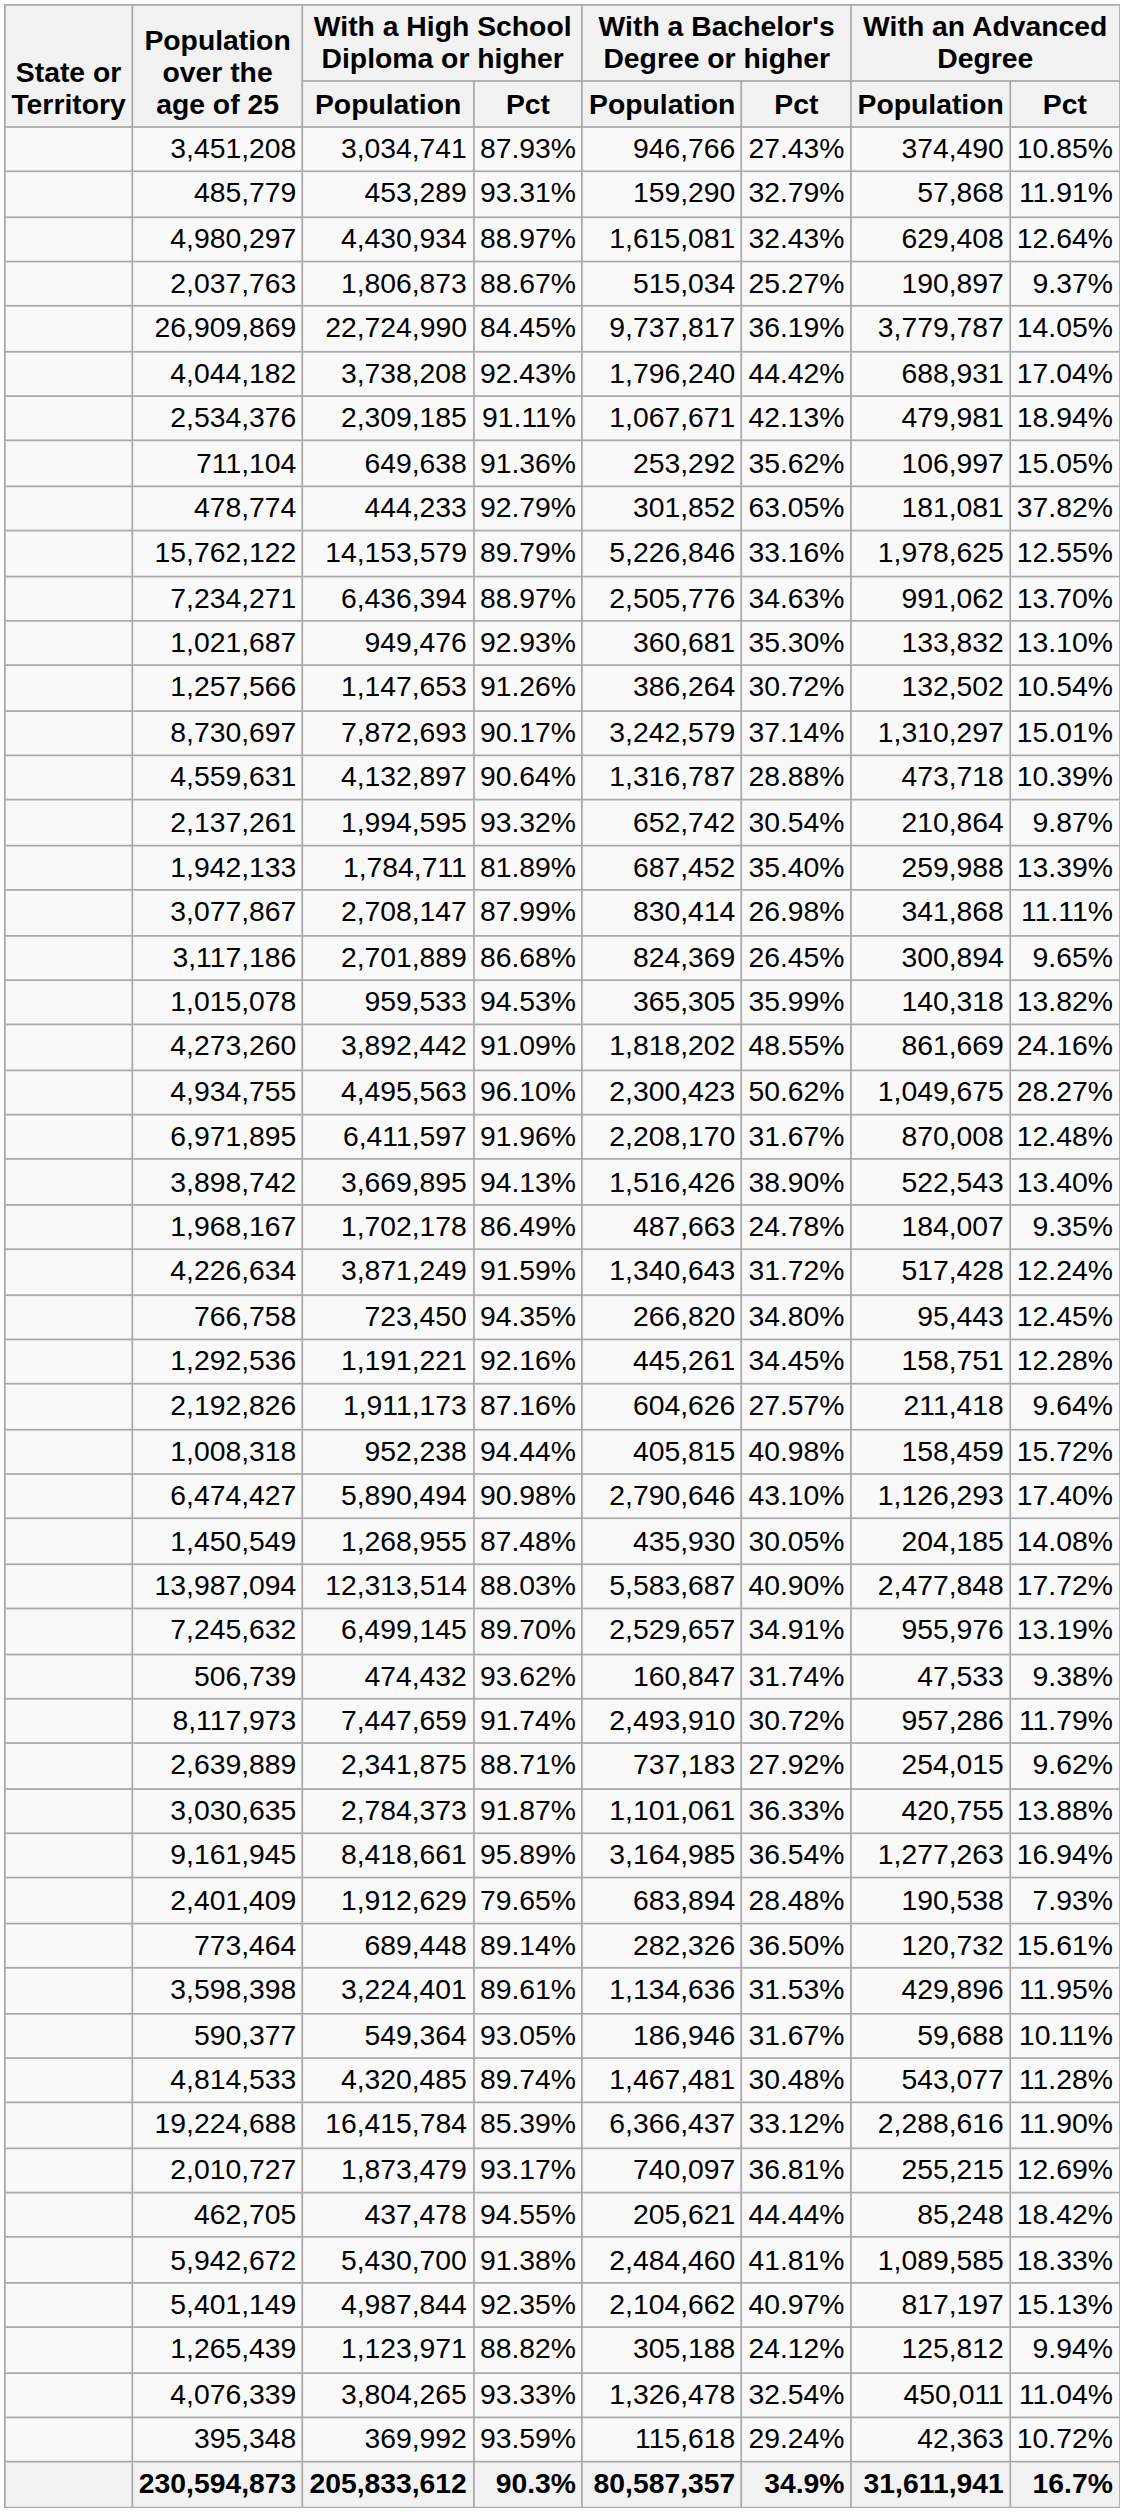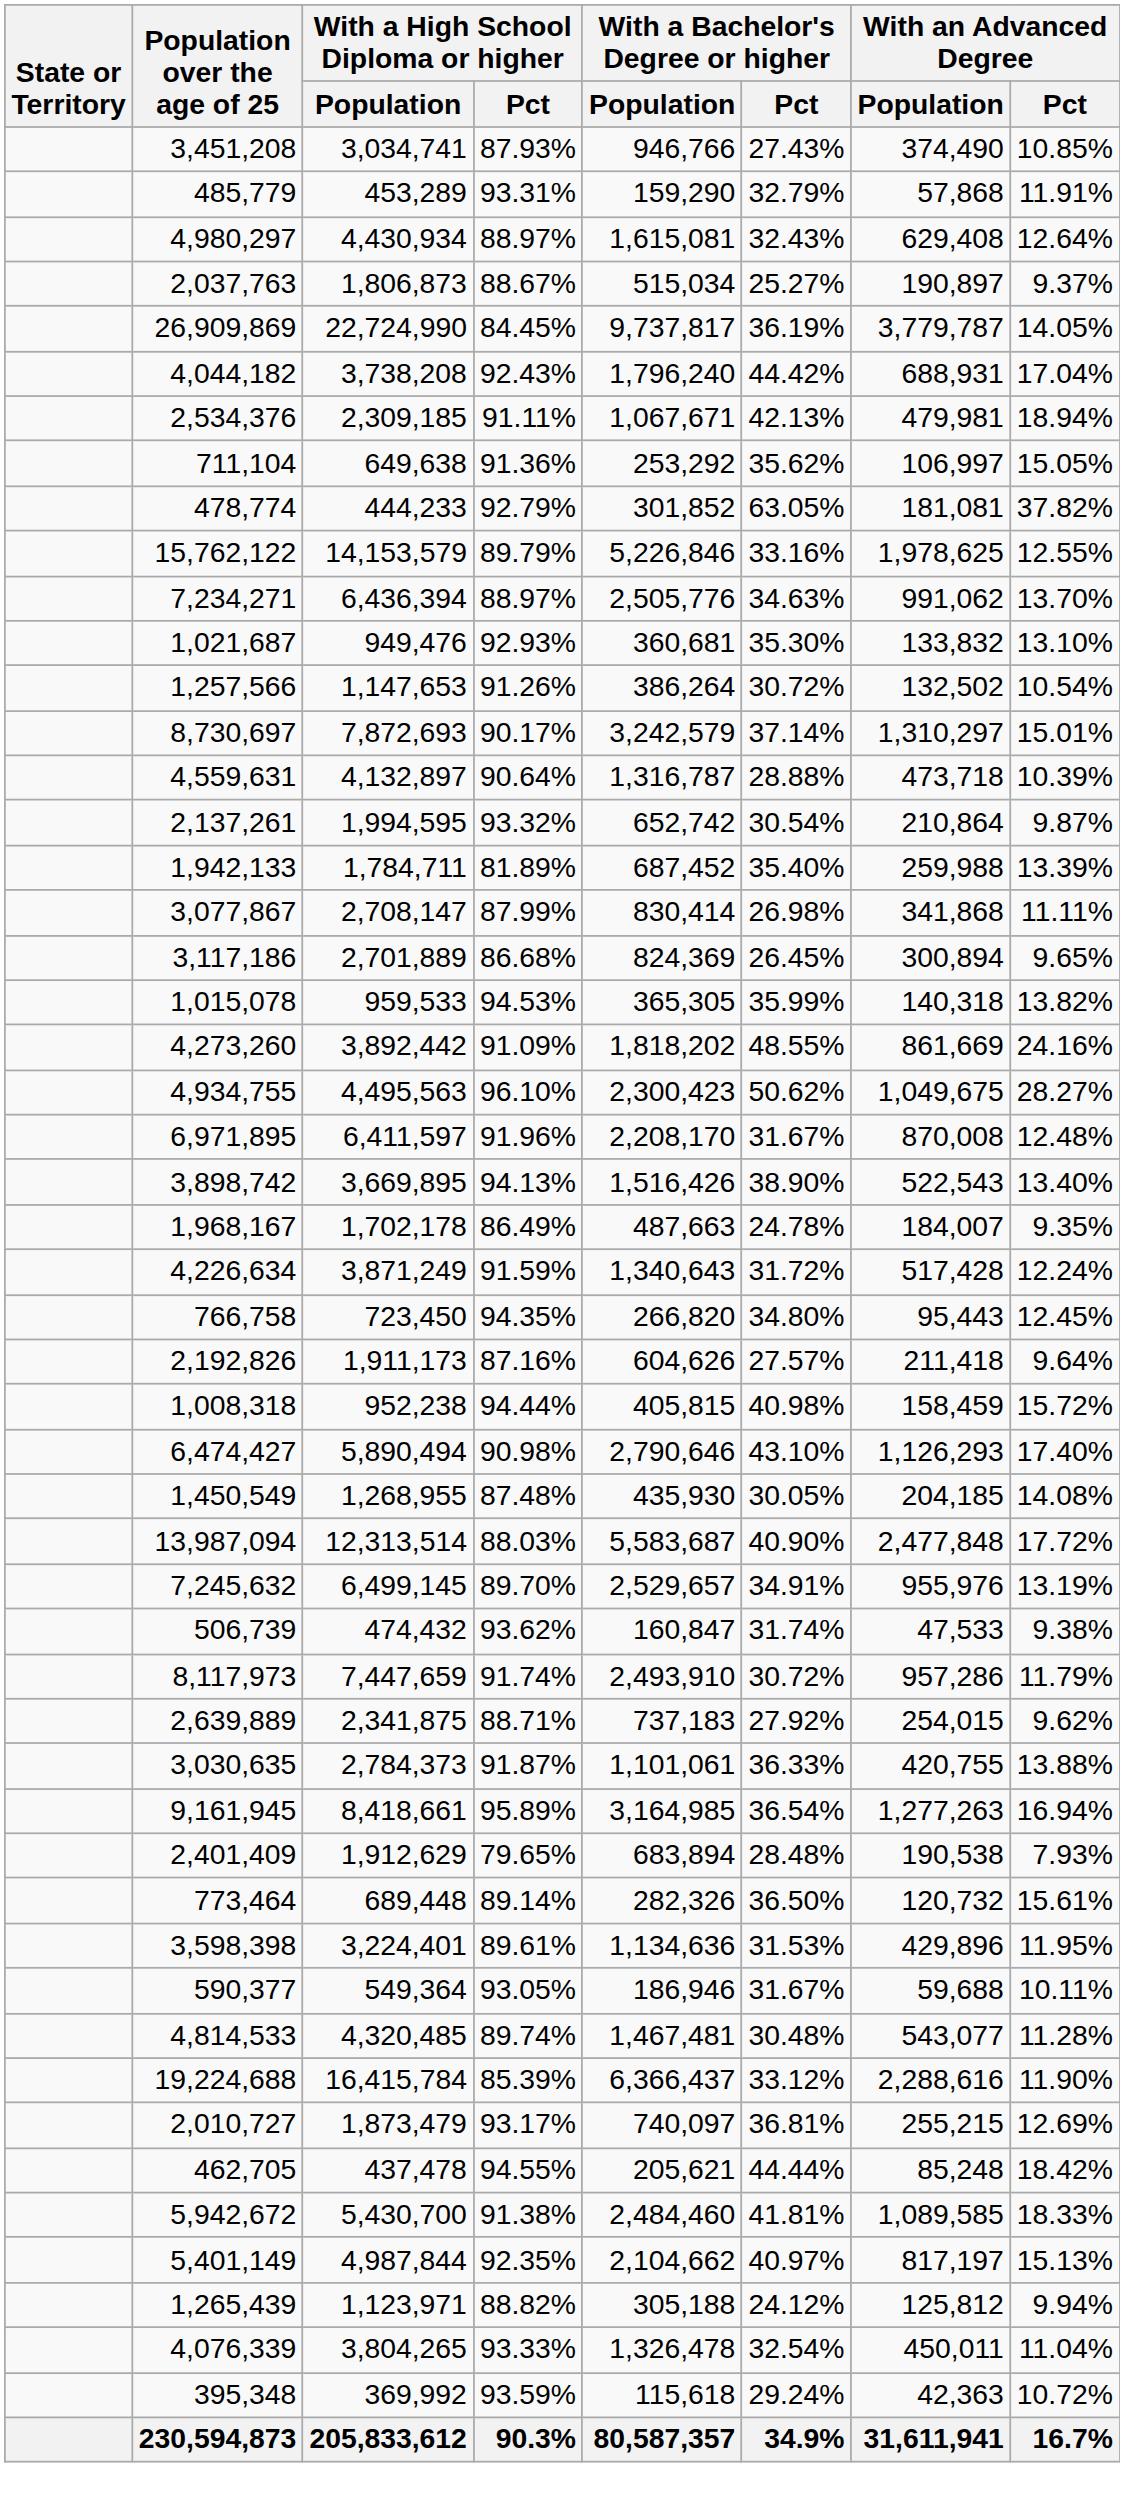- row: (233, 1361)
